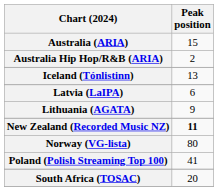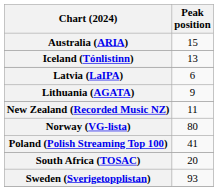- row: (88, 59)
(193, 127) bold -> (193, 110) normal
+ row: (88, 178)
